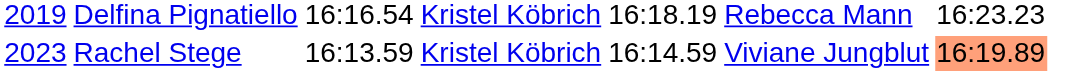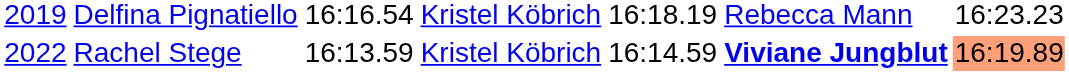(35, 53) 2023 -> (35, 53) 2022
(827, 53) normal -> (836, 53) bold
